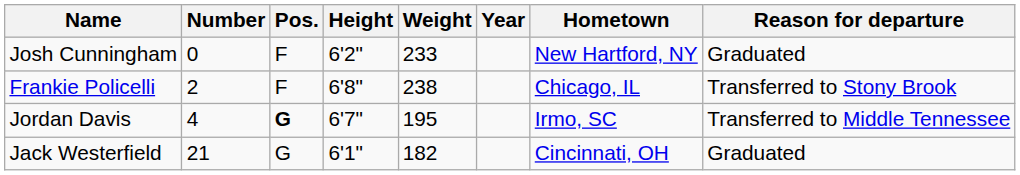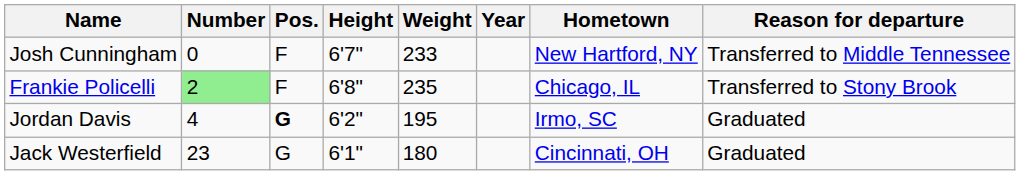(346, 53) 6'2" -> (346, 53) 6'7"
(756, 53) Graduated -> (859, 53) Transferred to Middle Tennessee
(192, 86) no background -> (192, 86) lightgreen background
(420, 86) 238 -> (420, 86) 235
(346, 119) 6'7" -> (346, 119) 6'2"
(859, 119) Transferred to Middle Tennessee -> (756, 119) Graduated
(198, 152) 21 -> (198, 152) 23
(420, 152) 182 -> (420, 152) 180
